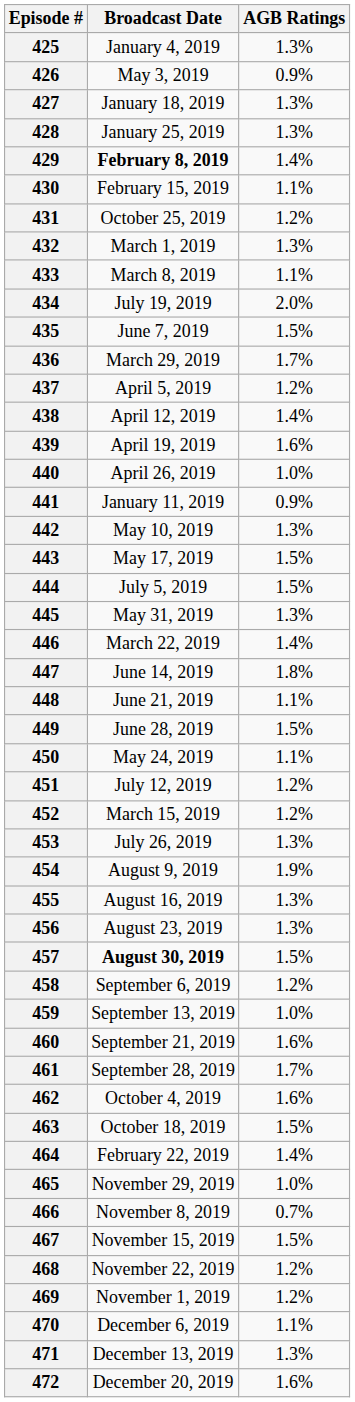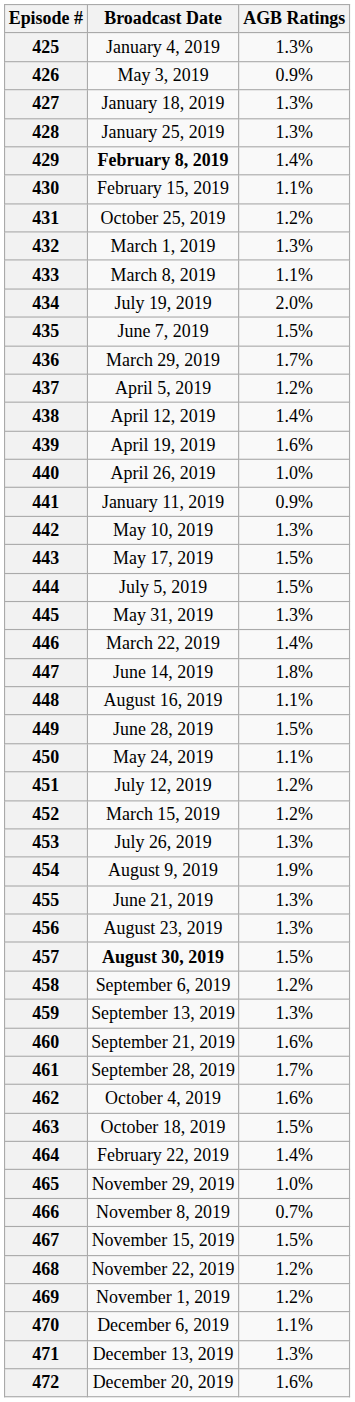(163, 700) June 21, 2019 -> (163, 700) August 16, 2019
(163, 899) August 16, 2019 -> (163, 899) June 21, 2019
(294, 1013) 1.0% -> (294, 1013) 1.3%
